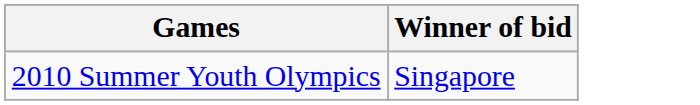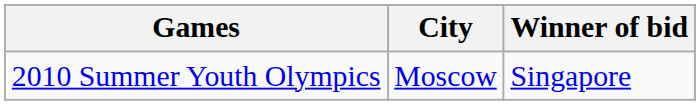+ column: (446, 28)
